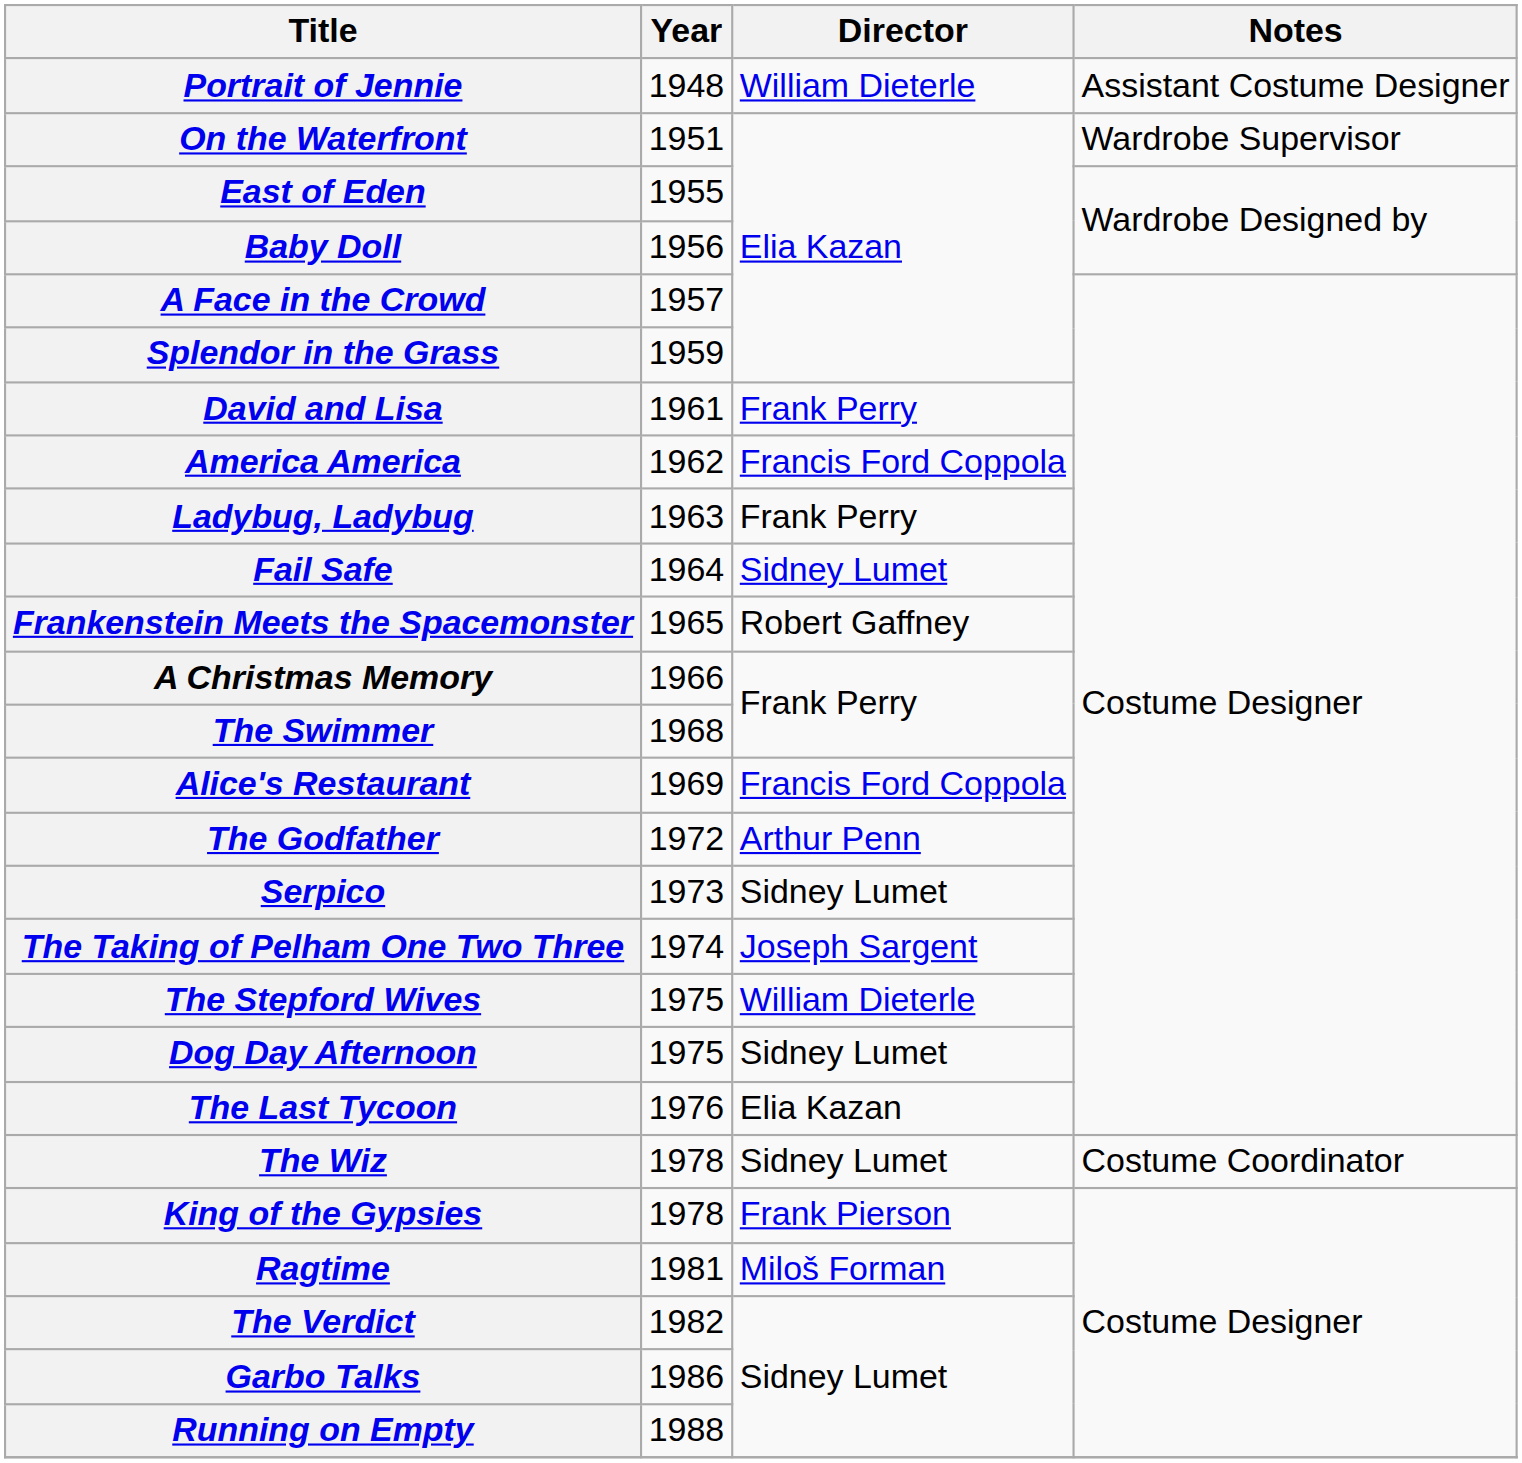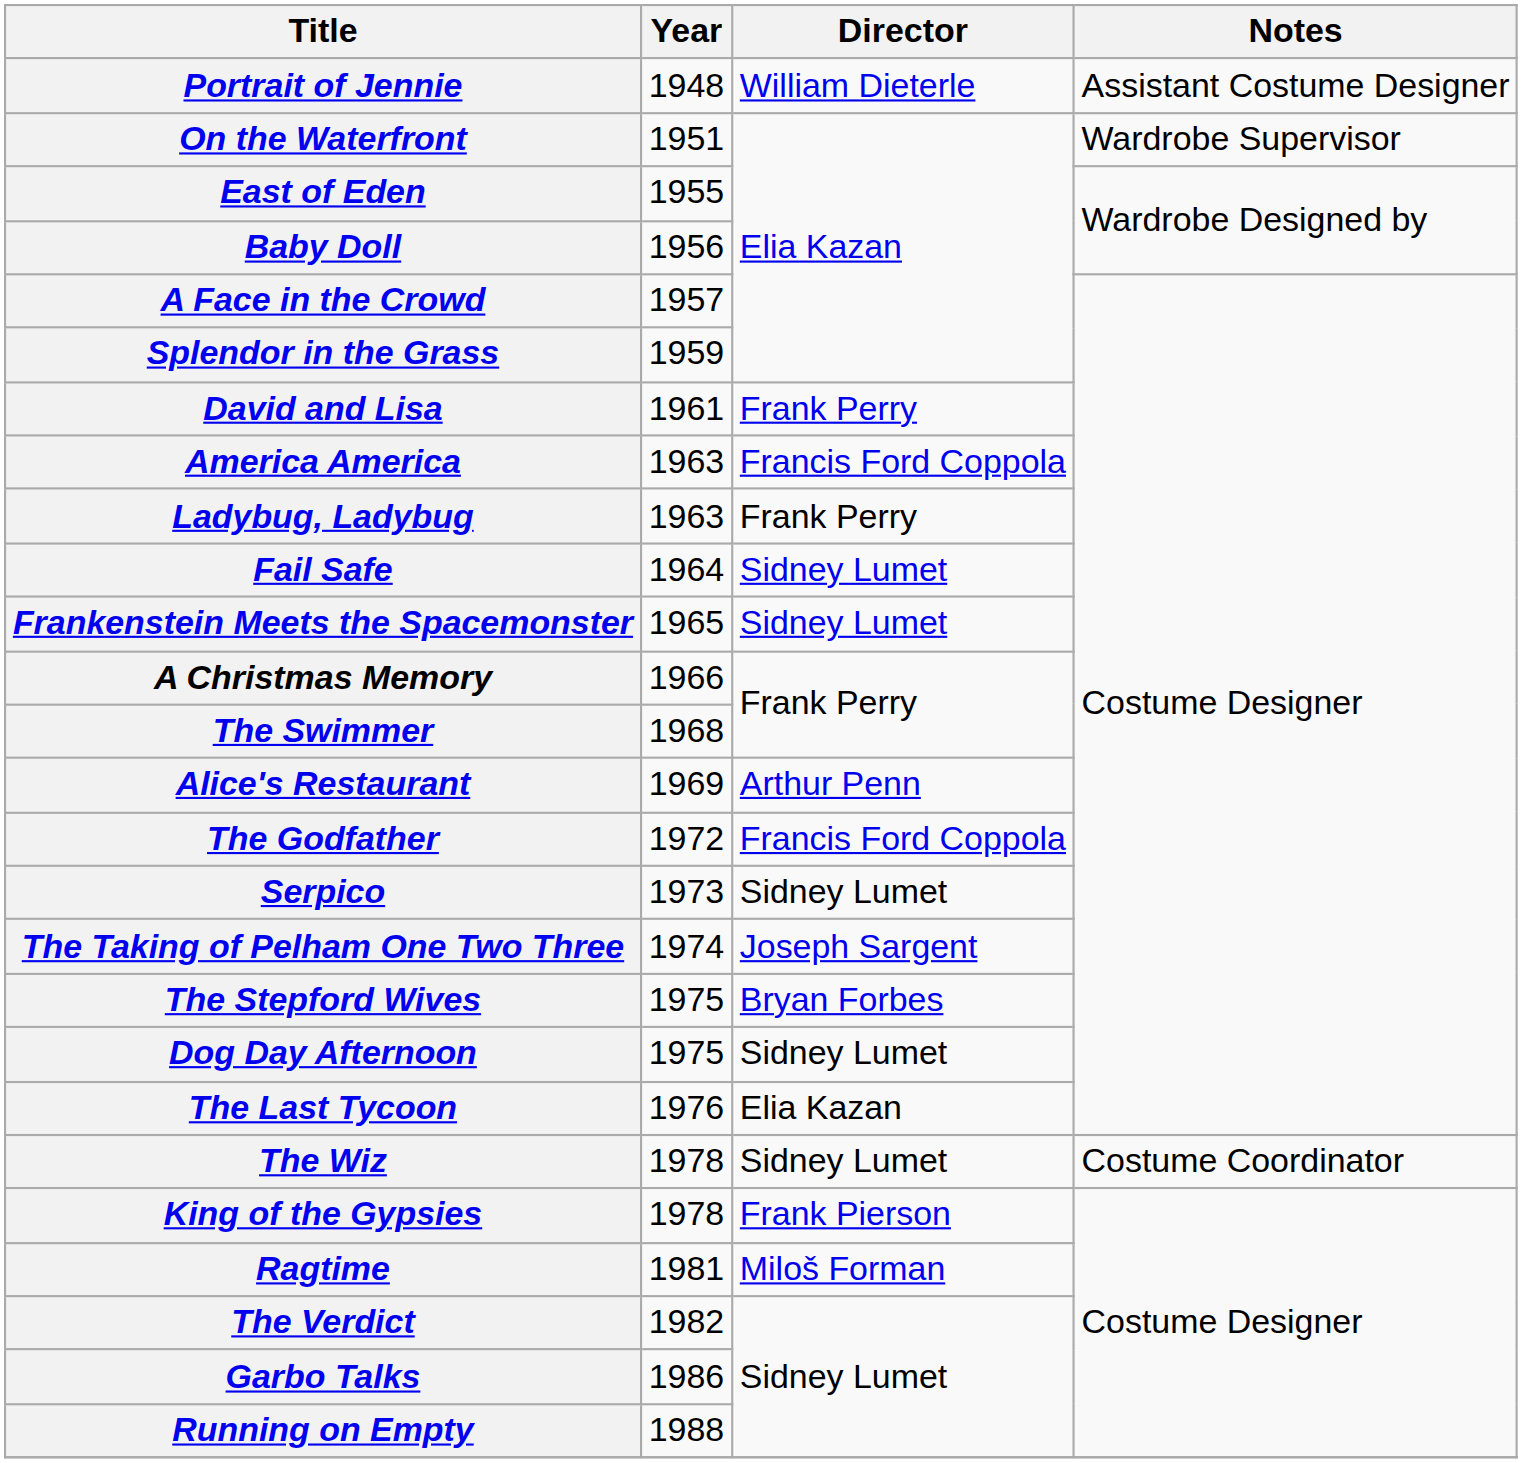(686, 461) 1962 -> (686, 461) 1963
(855, 623) Robert Gaffney -> (844, 623) Sidney Lumet
(903, 784) Francis Ford Coppola -> (830, 784) Arthur Penn
(830, 838) Arthur Penn -> (903, 838) Francis Ford Coppola
(858, 999) William Dieterle -> (842, 999) Bryan Forbes
